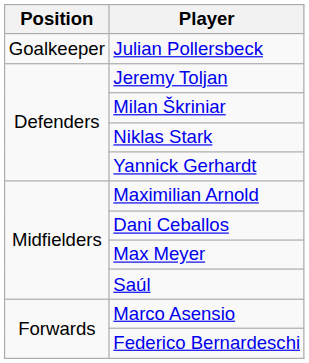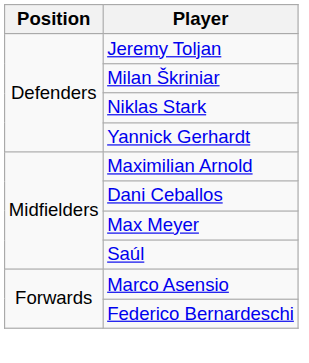- row: (188, 48)
